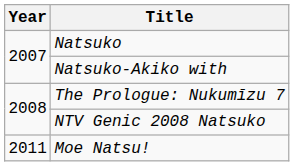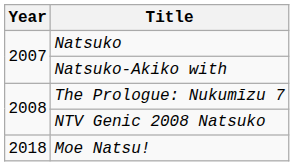(28, 148) 2011 -> (28, 148) 2018
